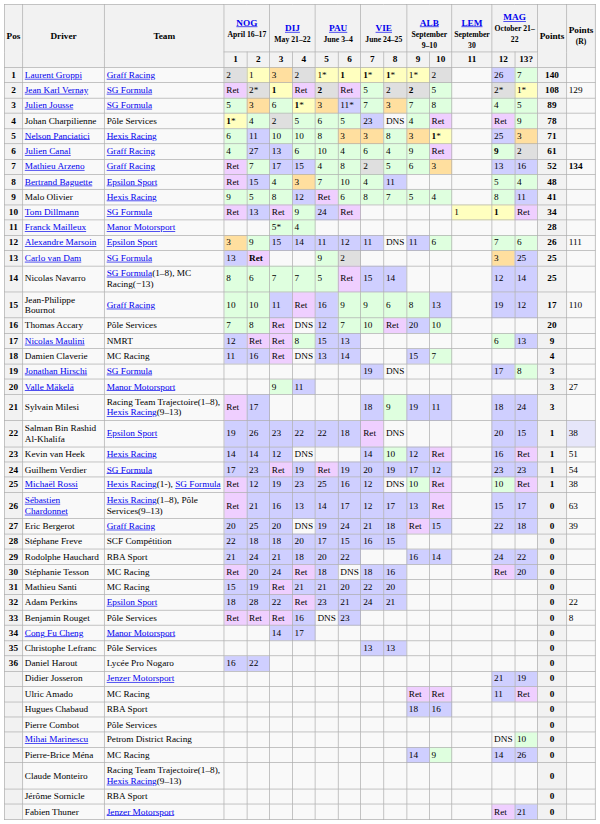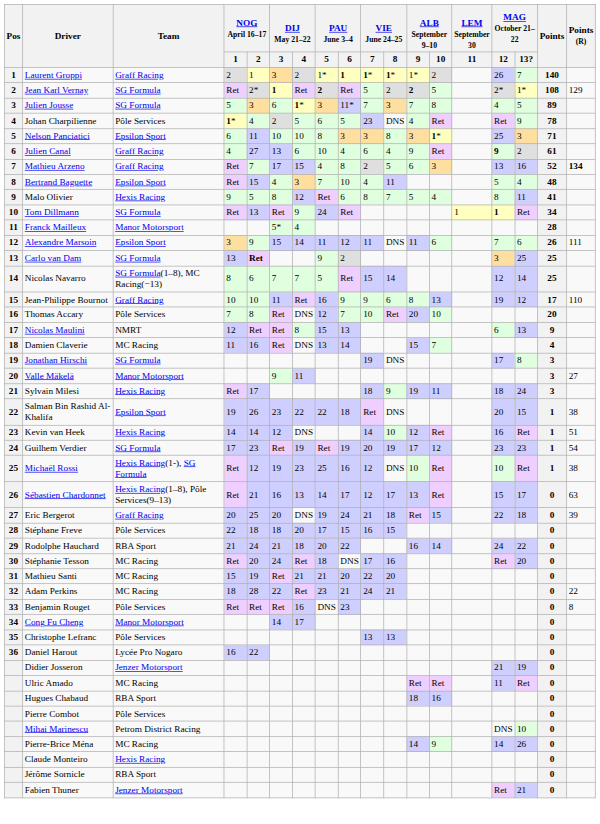(132, 135) Hexis Racing -> (140, 135) Epsilon Sport
(163, 407) Racing Team Trajectoire(1–8), Hexis Racing(9–13) -> (140, 390) Hexis Racing
(573, 433) lavender background -> (573, 411) no background
(139, 541) SCF Compétition -> (140, 530) Pôle Services
(368, 571) 18 -> (368, 560) 17
(132, 602) Epsilon Sport -> (137, 591) MC Racing
(163, 775) Racing Team Trajectoire(1–8), Hexis Racing(9–13) -> (140, 759) Hexis Racing
